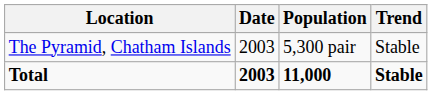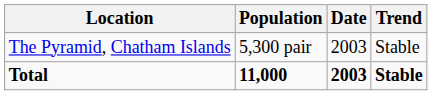columns swapped: (325, 18) <-> (257, 18)
